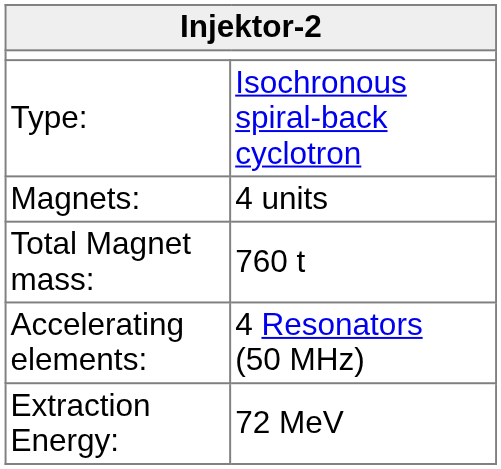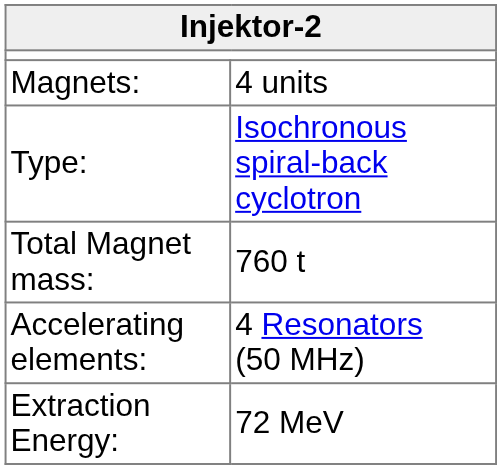rows swapped: (49, 117) <-> (75, 198)
